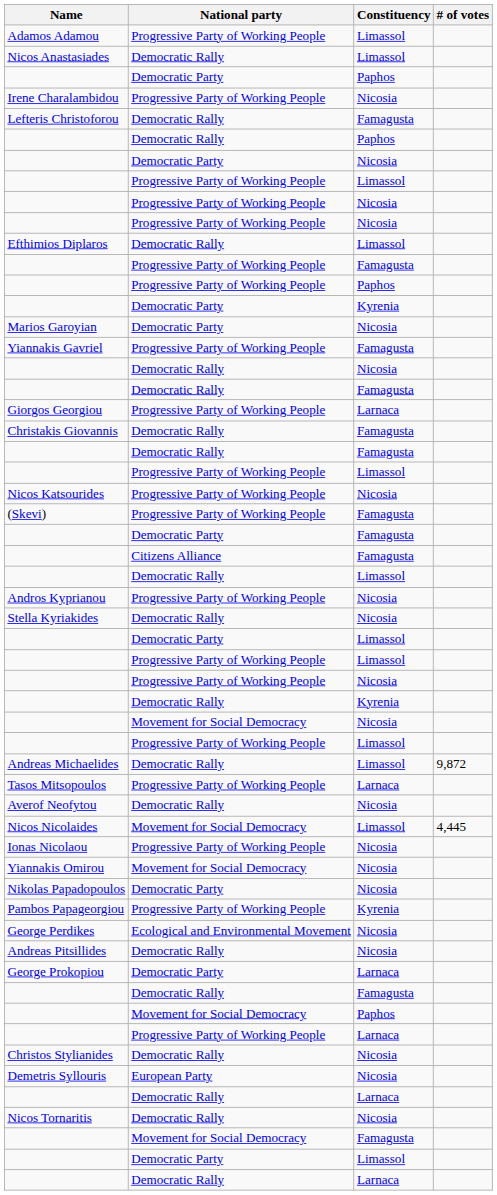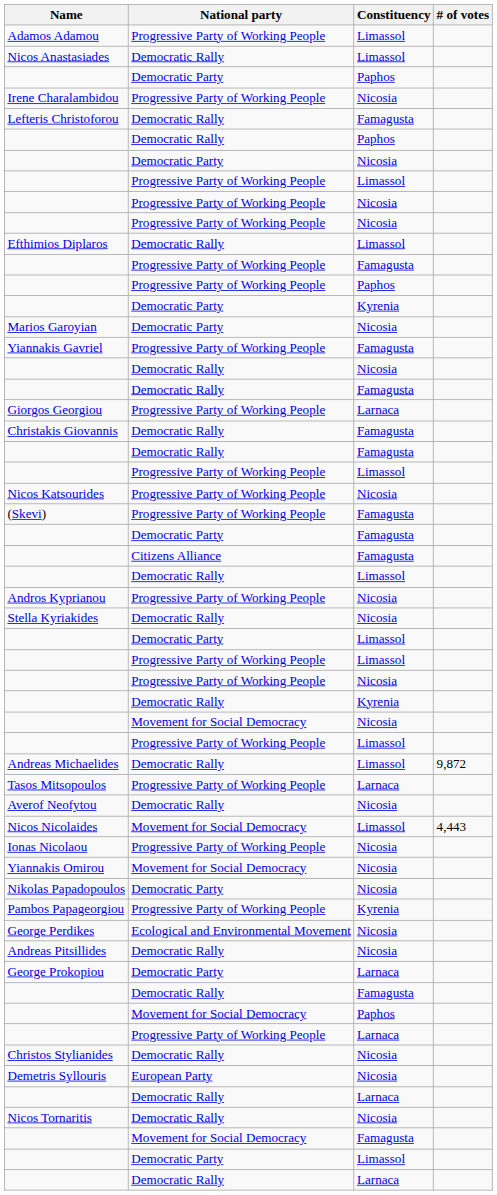(451, 826) 4,445 -> (451, 826) 4,443
